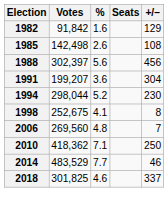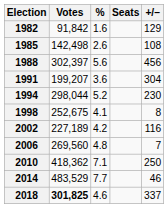+ row: (27, 128)
(70, 178) normal -> (70, 195) bold
